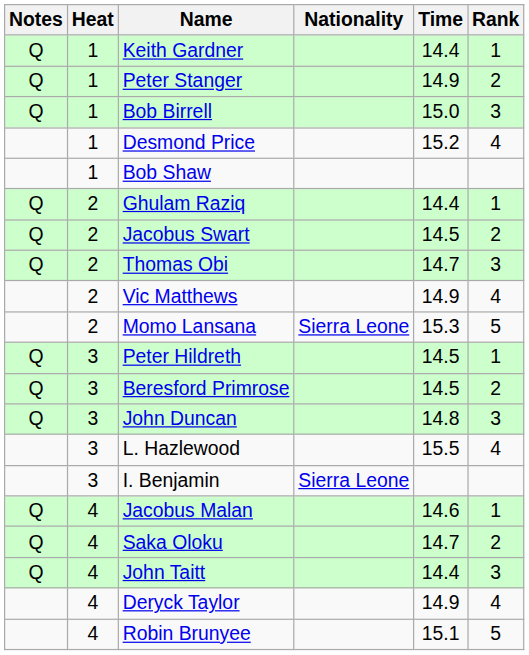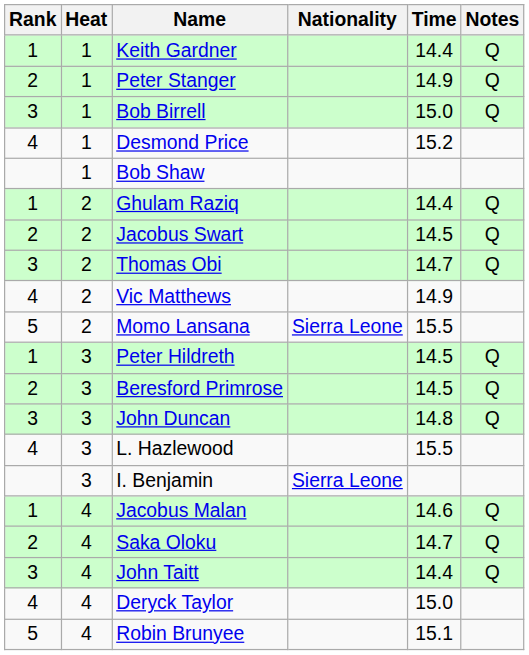columns swapped: (496, 19) <-> (36, 19)
(441, 326) 15.3 -> (434, 326) 15.5
(441, 603) 14.9 -> (434, 603) 15.0
